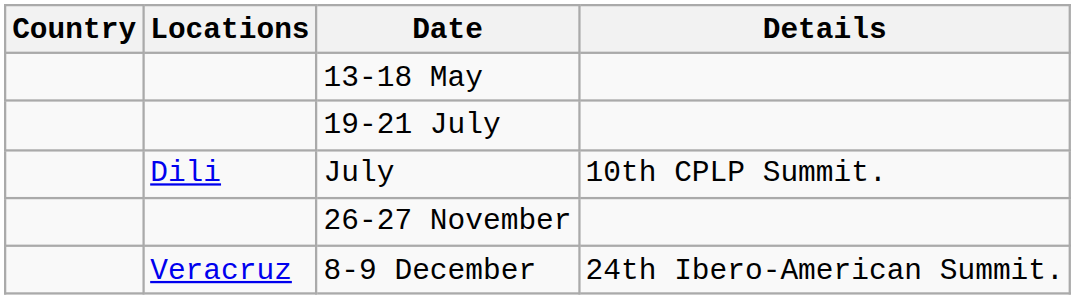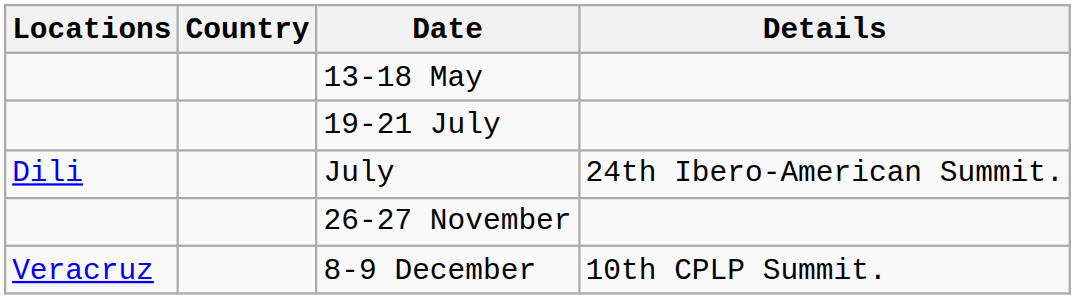columns swapped: (74, 29) <-> (230, 29)
(736, 173) 10th CPLP Summit. -> (825, 173) 24th Ibero-American Summit.
(825, 270) 24th Ibero-American Summit. -> (736, 270) 10th CPLP Summit.
